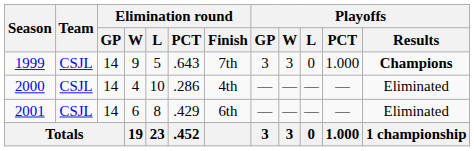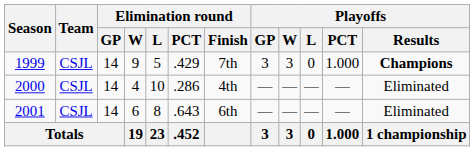(186, 63) .643 -> (186, 63) .429
(186, 110) .429 -> (186, 110) .643
